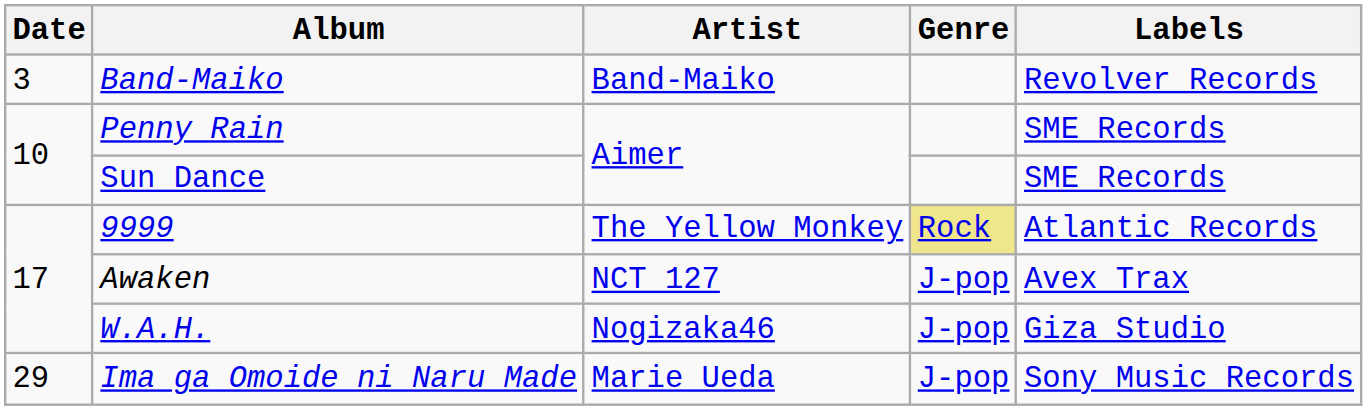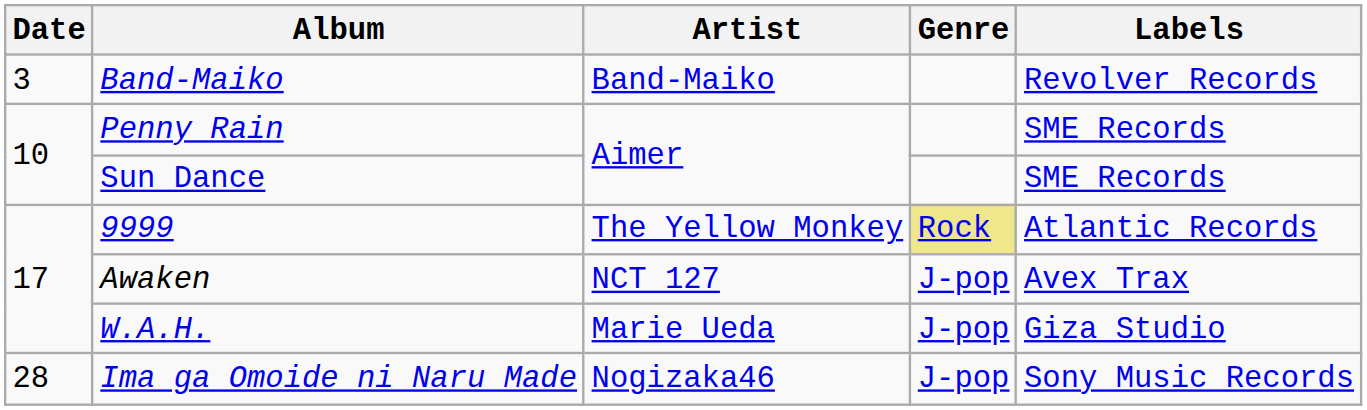(683, 329) Nogizaka46 -> (683, 329) Marie Ueda
(31, 379) 29 -> (31, 379) 28
(683, 379) Marie Ueda -> (683, 379) Nogizaka46
